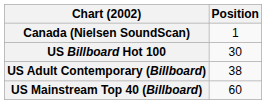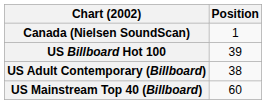(235, 52) 30 -> (235, 52) 39
